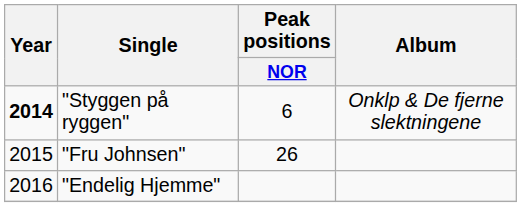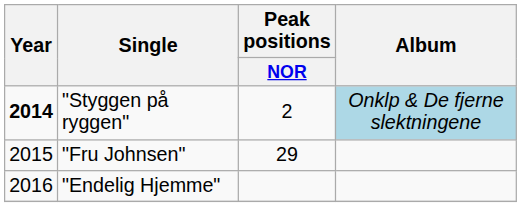(287, 112) 6 -> (287, 112) 2
(426, 112) no background -> (426, 112) lightblue background
(287, 154) 26 -> (287, 154) 29
